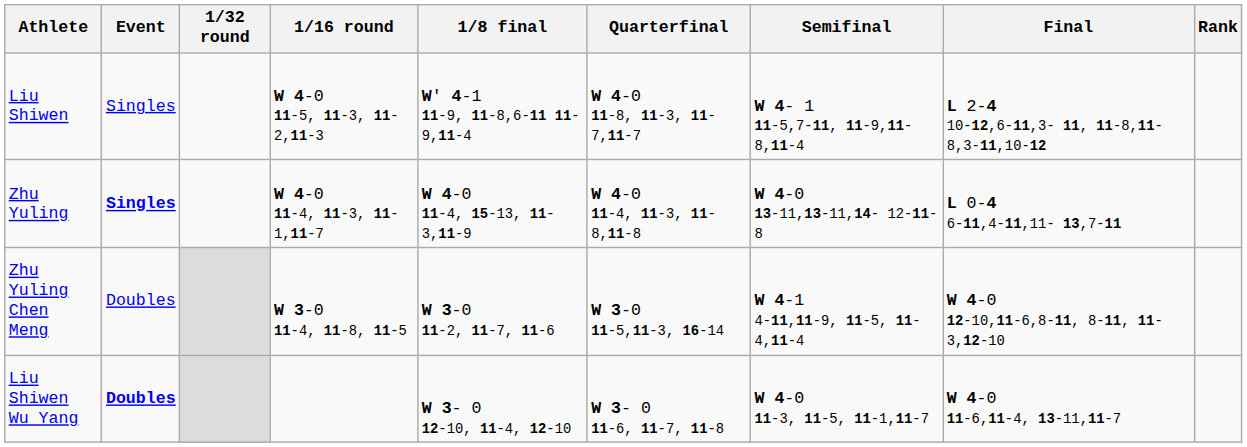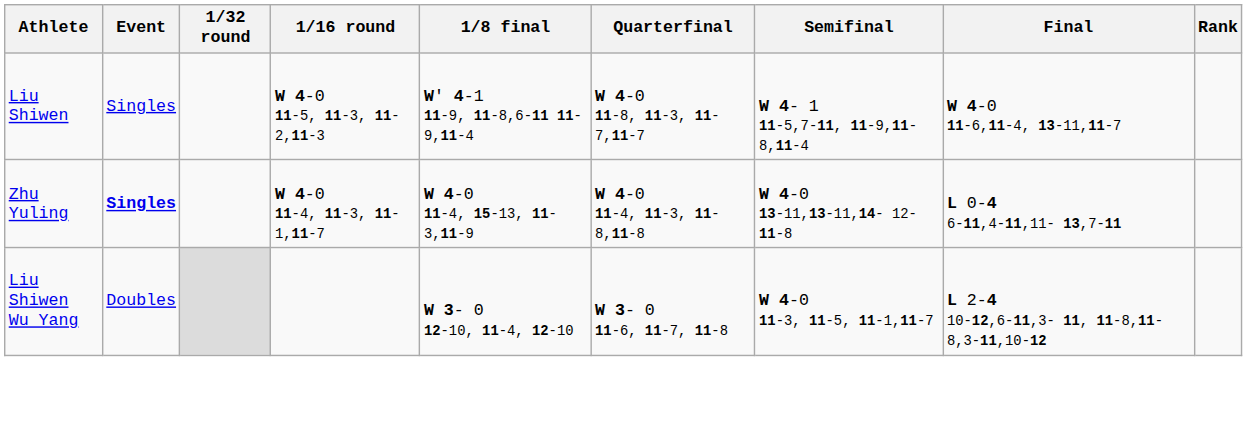(1055, 125) L 2-4 10-12,6-11,3- 11, 11-8,11-8,3-11,10-12 -> (1034, 115) W 4-0 11-6,11-4, 13-11,11-7
- row: (39, 301)
(141, 398) bold -> (141, 301) normal
(1034, 408) W 4-0 11-6,11-4, 13-11,11-7 -> (1055, 320) L 2-4 10-12,6-11,3- 11, 11-8,11-8,3-11,10-12
